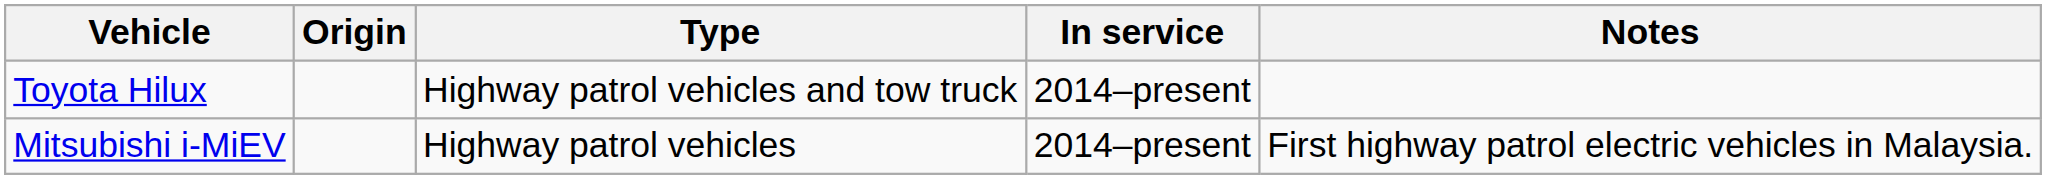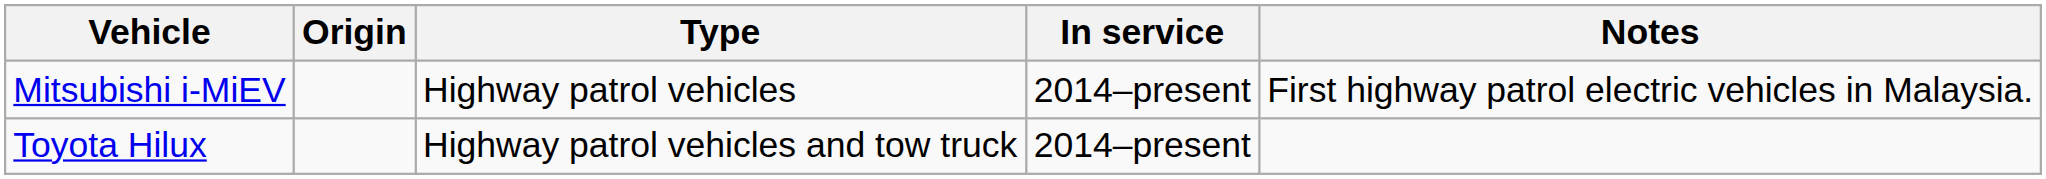rows swapped: (149, 145) <-> (110, 88)
